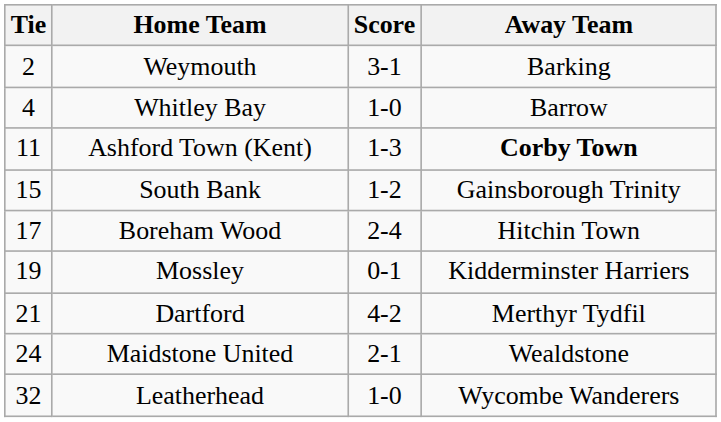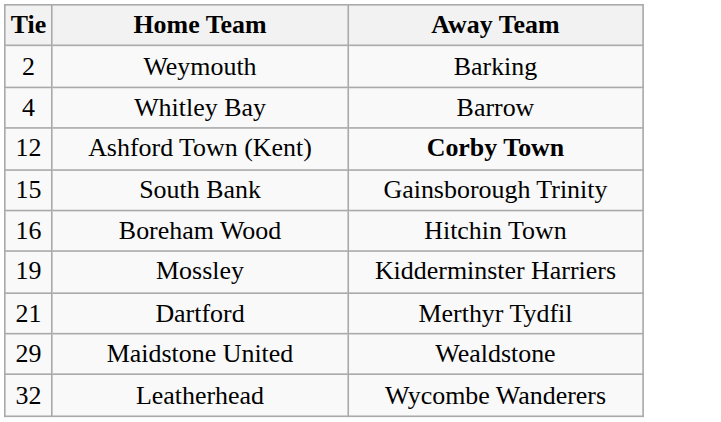- column: (384, 25)
(29, 148) 11 -> (29, 148) 12
(29, 230) 17 -> (29, 230) 16
(29, 353) 24 -> (29, 353) 29
